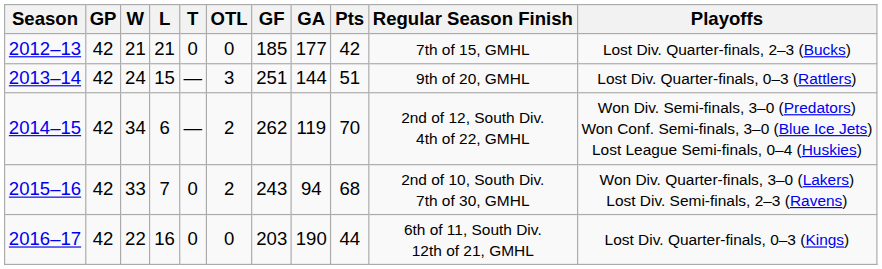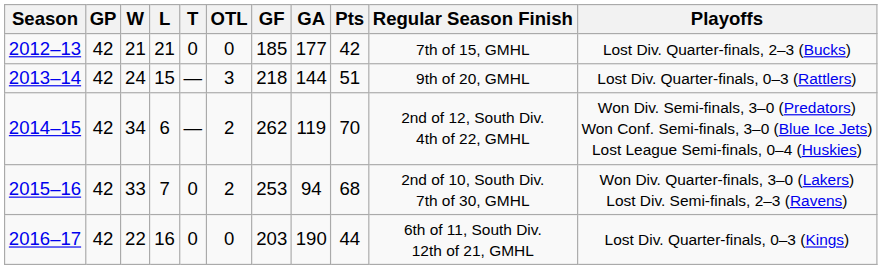(272, 78) 251 -> (272, 78) 218
(272, 189) 243 -> (272, 189) 253
